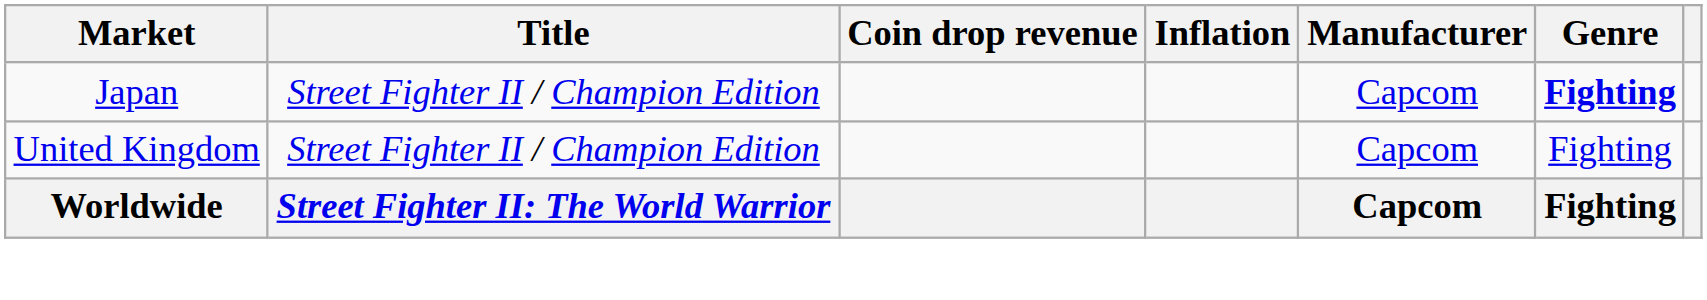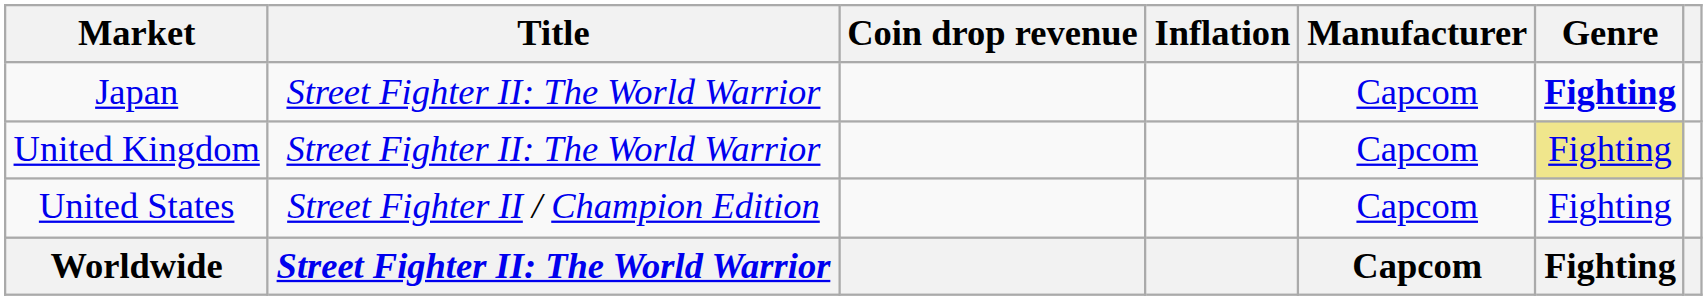(553, 91) Street Fighter II / Champion Edition -> (553, 91) Street Fighter II: The World Warrior
(553, 149) Street Fighter II / Champion Edition -> (553, 149) Street Fighter II: The World Warrior
(1610, 149) no background -> (1610, 149) khaki background
+ row: (137, 206)
